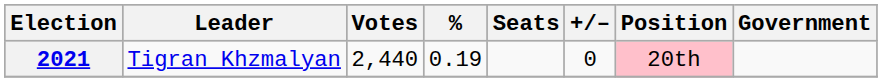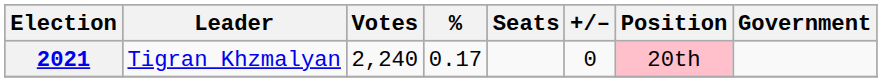(385, 59) 2,440 -> (385, 59) 2,240
(455, 59) 0.19 -> (455, 59) 0.17
